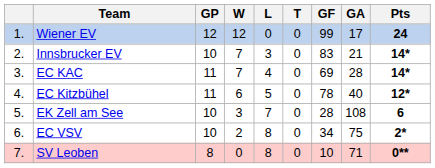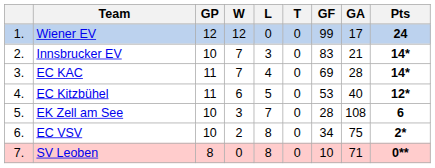(326, 93) 78 -> (326, 93) 53
